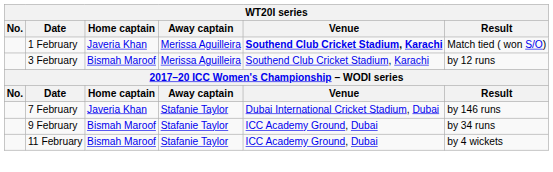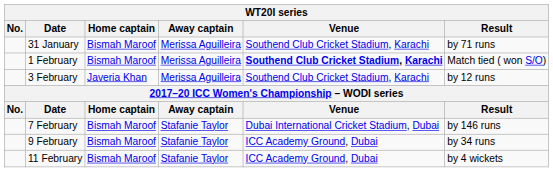+ row: (53, 45)
(117, 45) Javeria Khan -> (121, 61) Bismah Maroof
(121, 61) Bismah Maroof -> (117, 77) Javeria Khan
(117, 110) Javeria Khan -> (121, 126) Bismah Maroof
